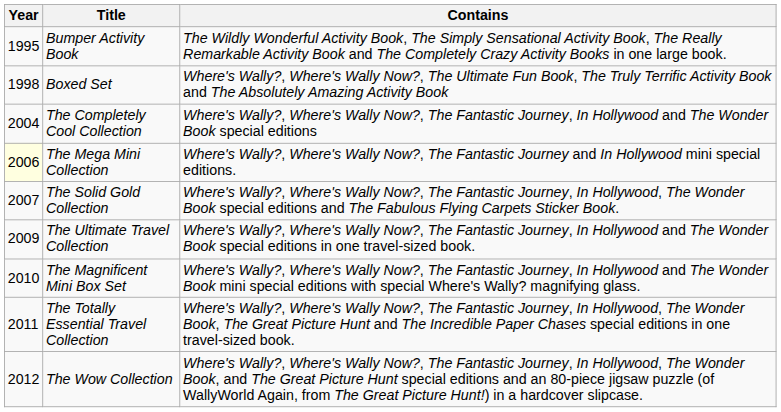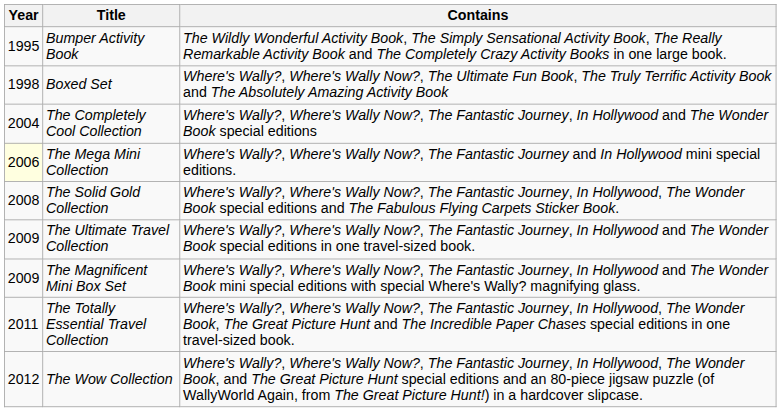(24, 200) 2007 -> (24, 200) 2008
(24, 278) 2010 -> (24, 278) 2009
